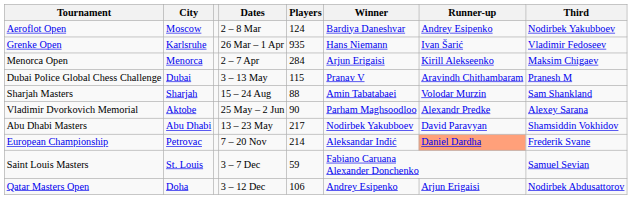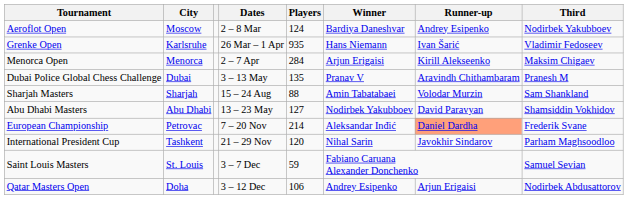(297, 77) 115 -> (296, 77) 135
- row: (72, 110)
(297, 126) 217 -> (296, 110) 127
+ row: (63, 142)
